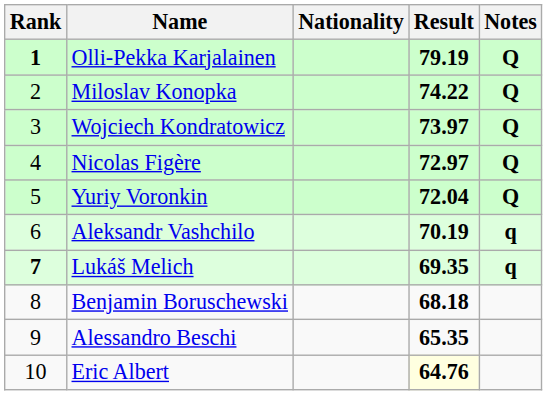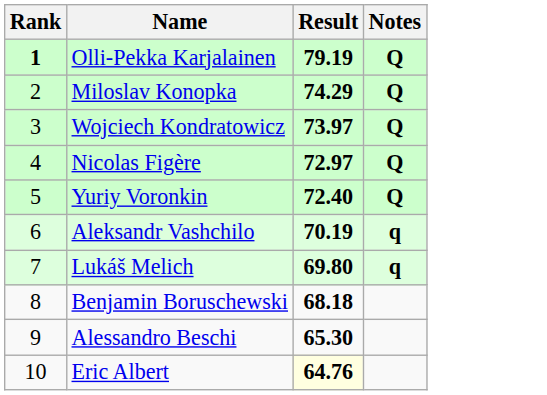- column: (351, 22)
(444, 92) 74.22 -> (328, 92) 74.29
(444, 197) 72.04 -> (328, 197) 72.40
(36, 267) bold -> (36, 267) normal
(444, 267) 69.35 -> (328, 267) 69.80
(444, 337) 65.35 -> (328, 337) 65.30
